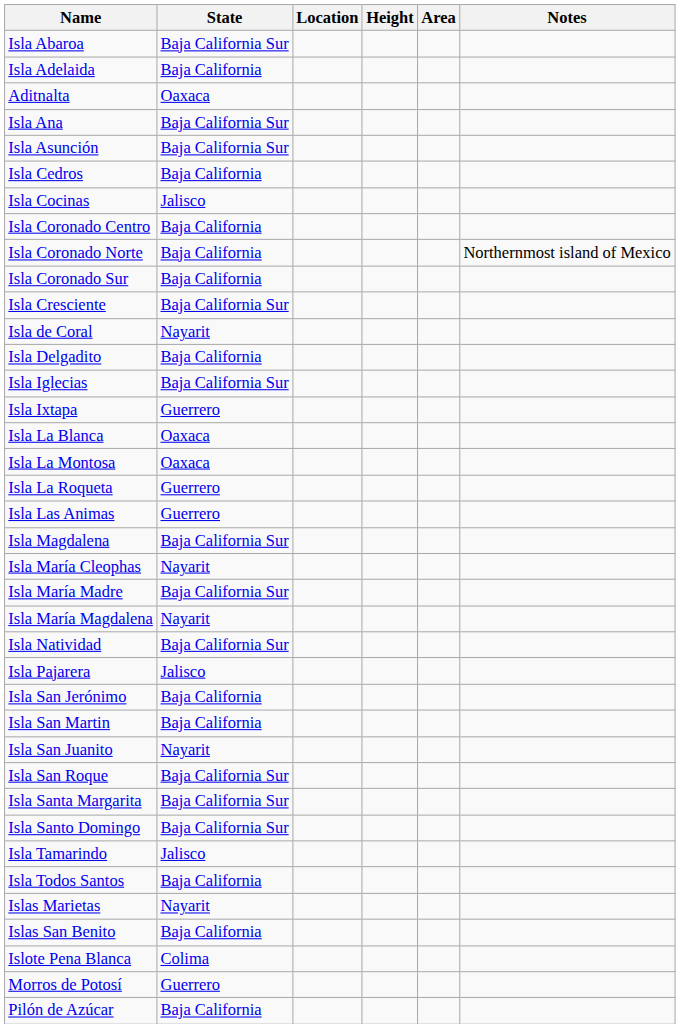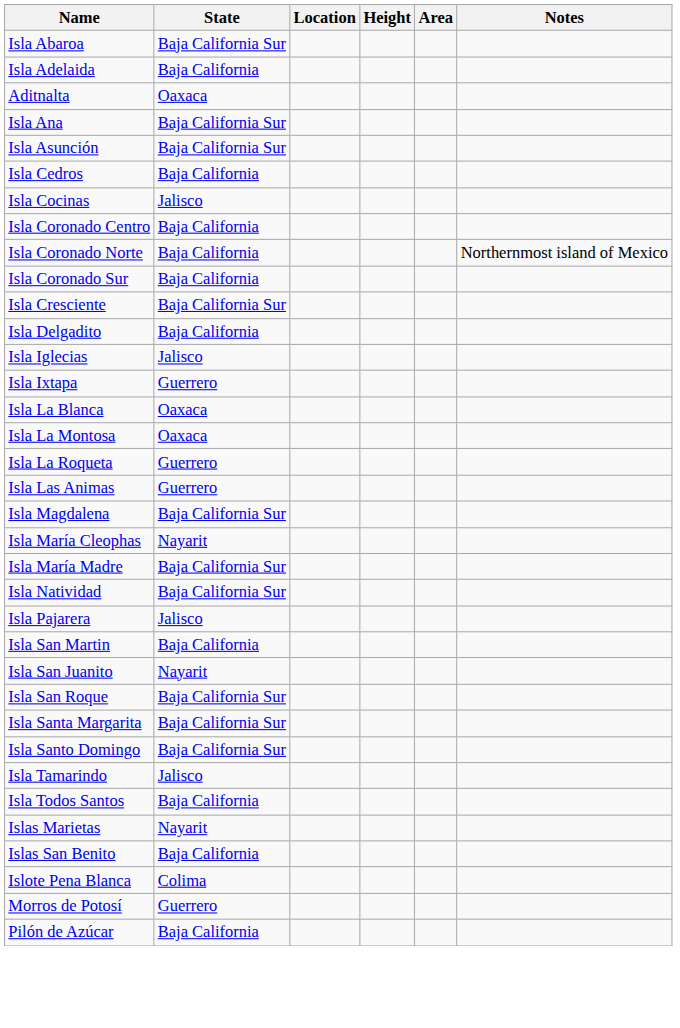- row: (50, 331)
(225, 383) Baja California Sur -> (180, 357) Jalisco
- row: (81, 618)
- row: (67, 697)
